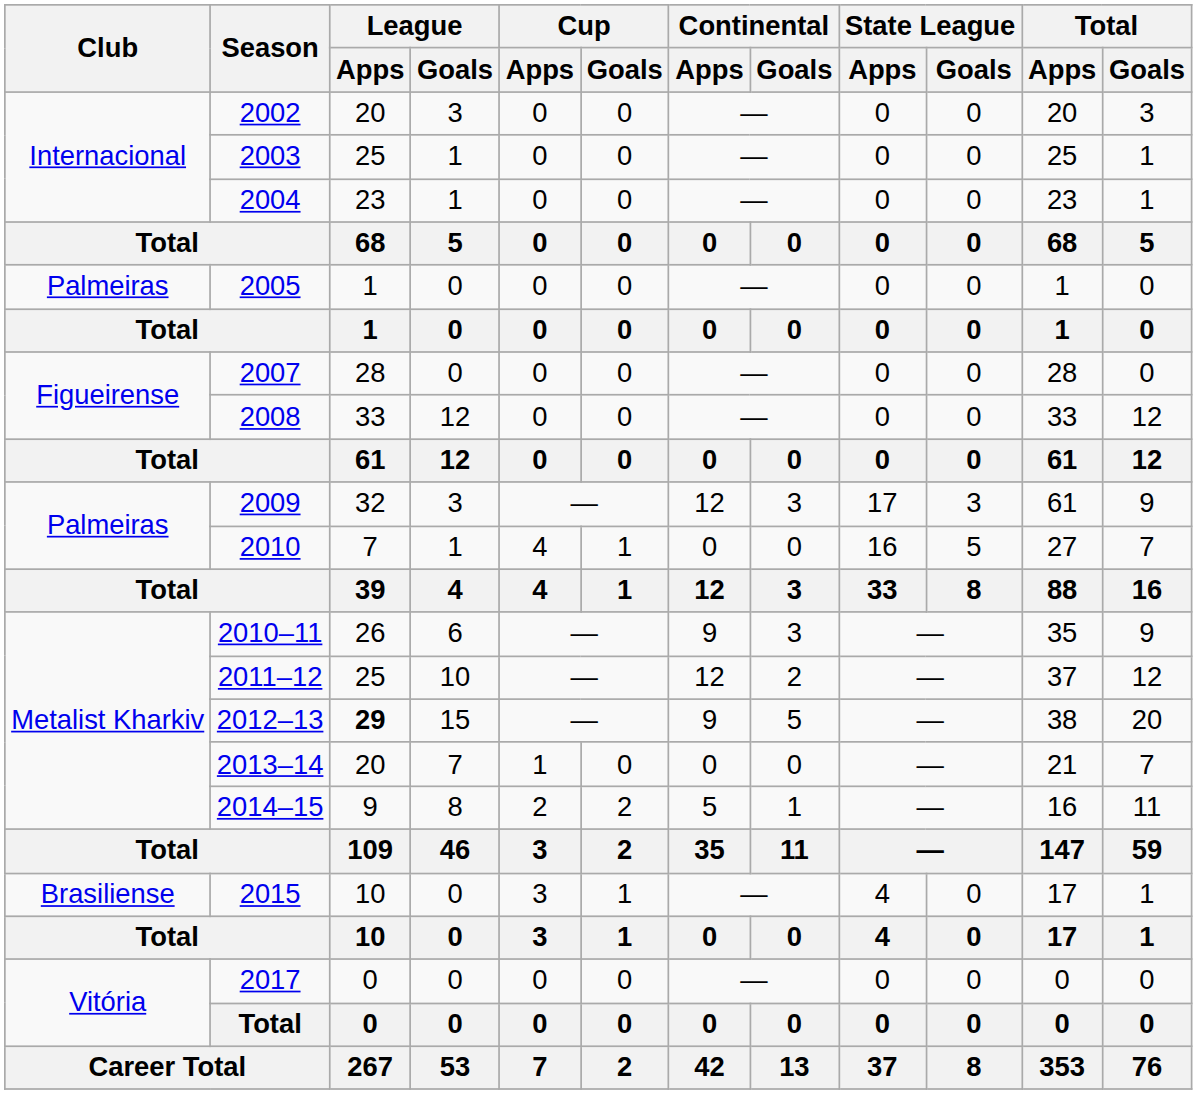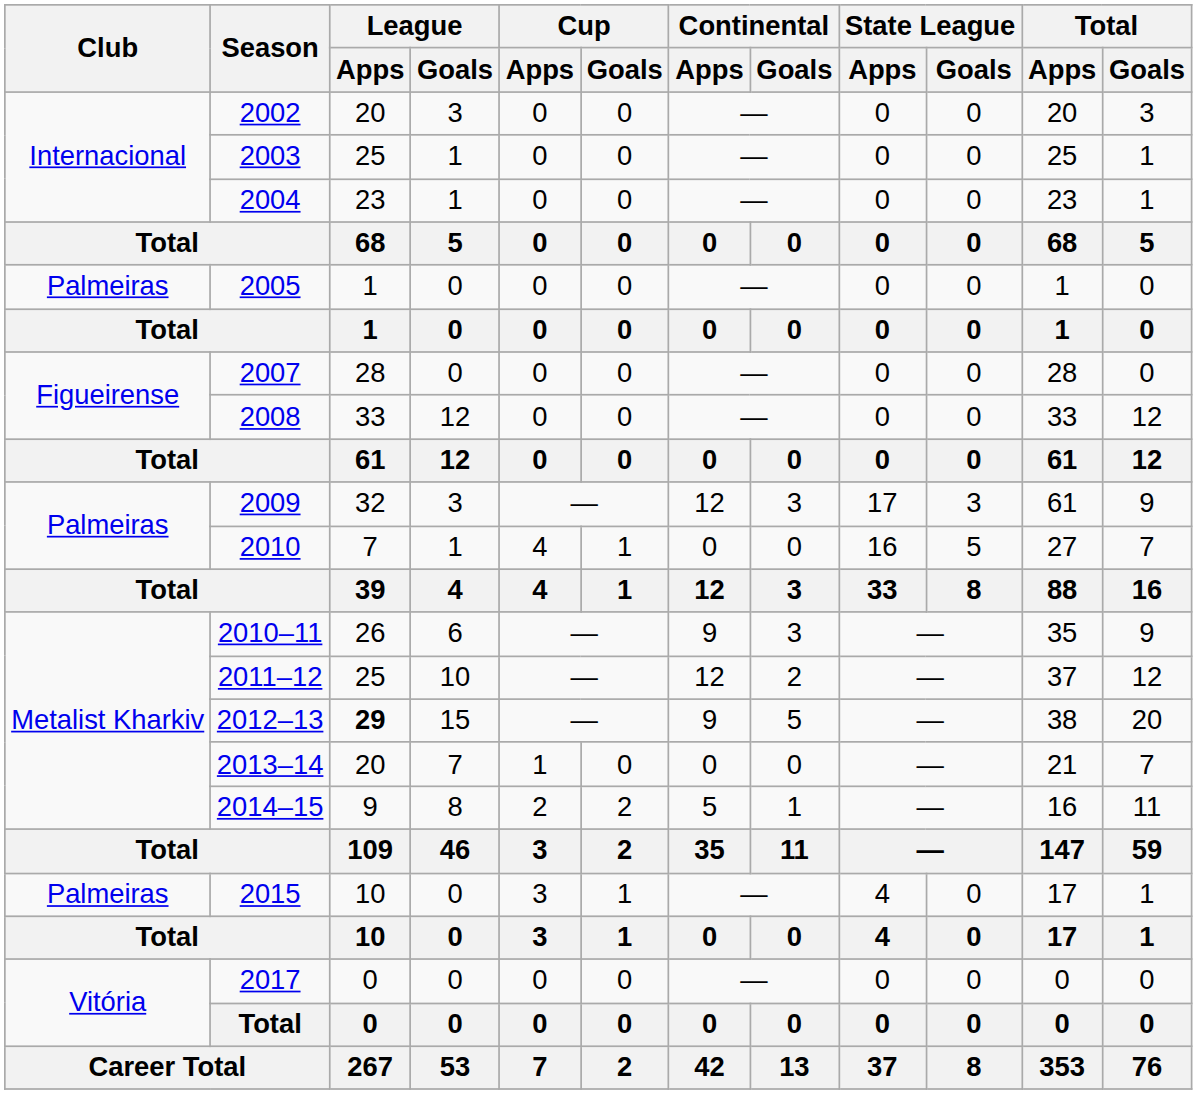(108, 894) Brasiliense -> (108, 894) Palmeiras
